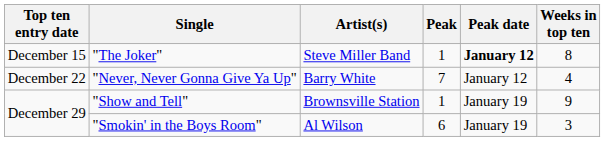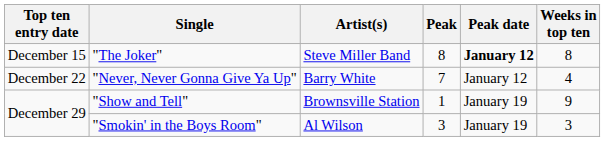(442, 55) 1 -> (442, 55) 8
(442, 124) 6 -> (442, 124) 3
